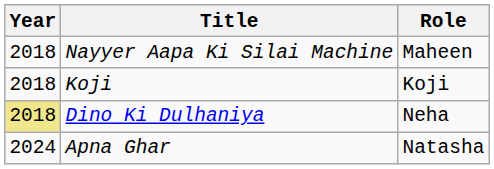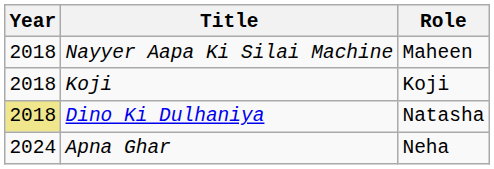(426, 116) Neha -> (443, 116) Natasha
(443, 148) Natasha -> (426, 148) Neha
